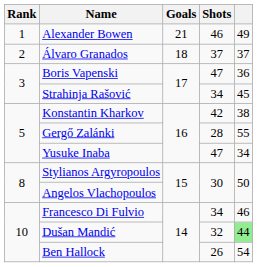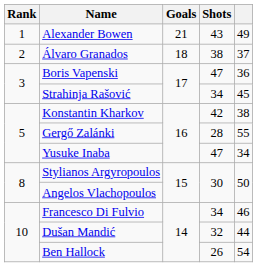(217, 34) 46 -> (217, 34) 43
(217, 53) 37 -> (217, 53) 38
(243, 232) lightgreen background -> (243, 232) no background
